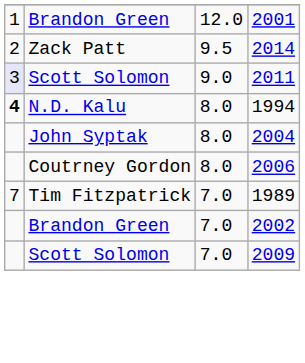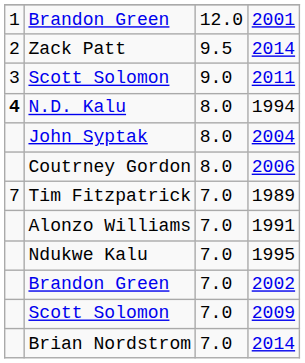(14, 78) lavender background -> (14, 78) no background
+ row: (110, 226)
+ row: (88, 255)
+ row: (110, 343)
